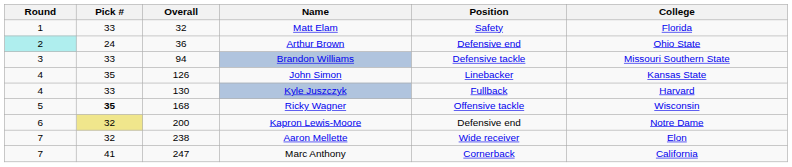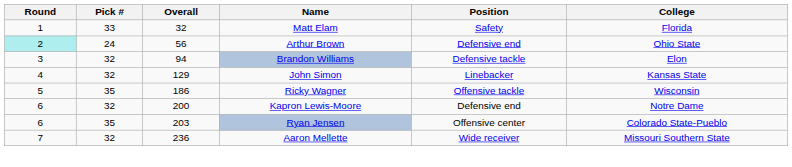(181, 43) 36 -> (181, 43) 56
(110, 59) 33 -> (110, 59) 32
(677, 59) Missouri Southern State -> (677, 59) Elon
(110, 75) 35 -> (110, 75) 32
(181, 75) 126 -> (181, 75) 129
- row: (315, 91)
(110, 106) bold -> (110, 91) normal
(181, 106) 168 -> (181, 91) 186
(110, 122) khaki background -> (110, 106) no background
+ row: (315, 122)
(181, 138) 238 -> (181, 138) 236
(677, 138) Elon -> (677, 138) Missouri Southern State
- row: (315, 153)
